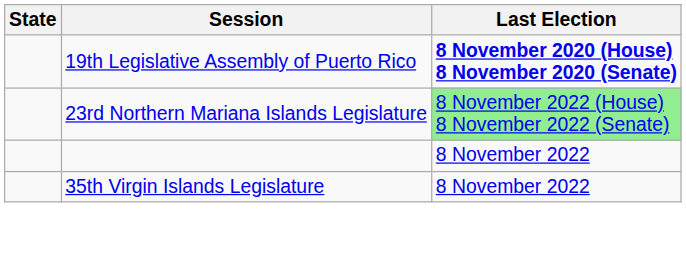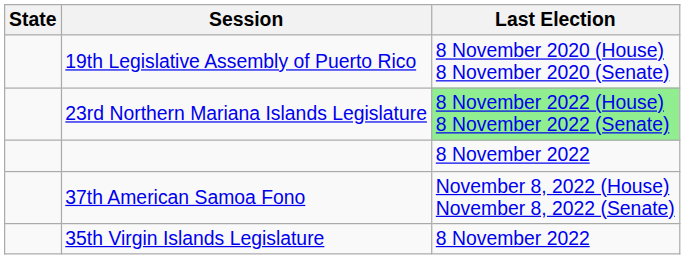(556, 61) bold -> (553, 61) normal
+ row: (185, 197)
